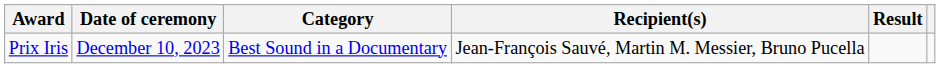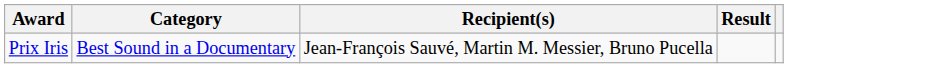- column: (148, 18)
